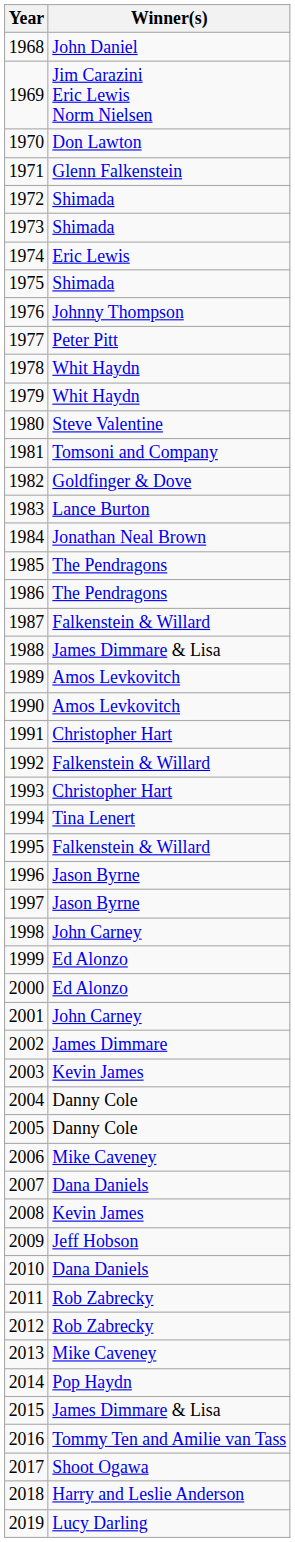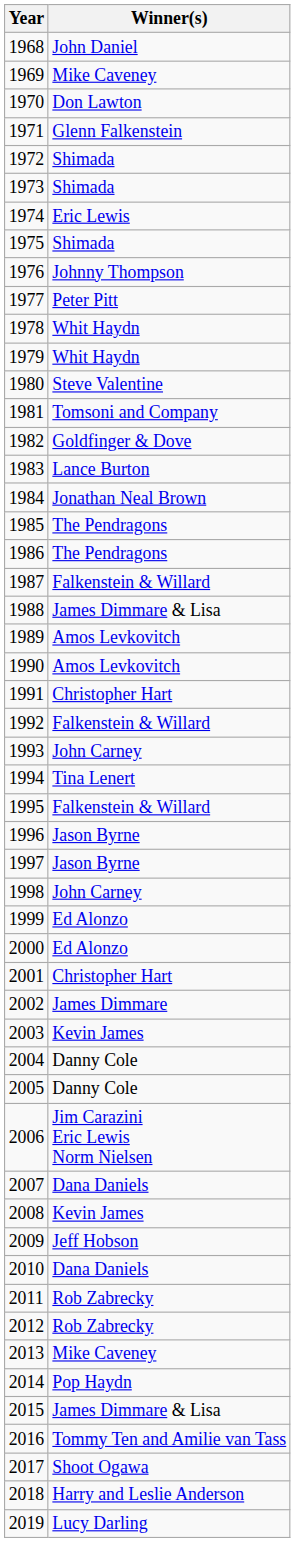(102, 94) Jim Carazini Eric Lewis Norm Nielsen -> (104, 74) Mike Caveney
(112, 790) Christopher Hart -> (97, 750) John Carney
(97, 1016) John Carney -> (112, 976) Christopher Hart
(104, 1157) Mike Caveney -> (102, 1137) Jim Carazini Eric Lewis Norm Nielsen
